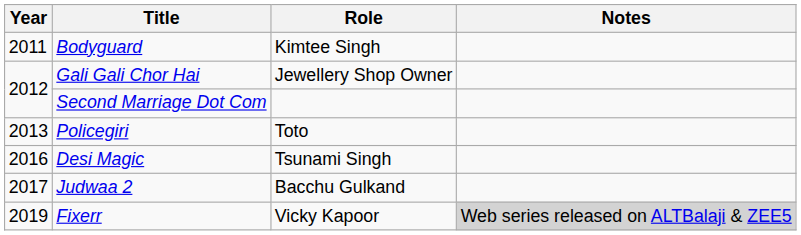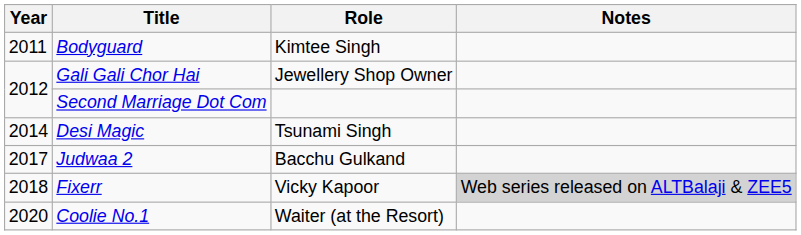- row: (92, 131)
(28, 159) 2016 -> (28, 131) 2014
(28, 215) 2019 -> (28, 187) 2018
+ row: (103, 215)
